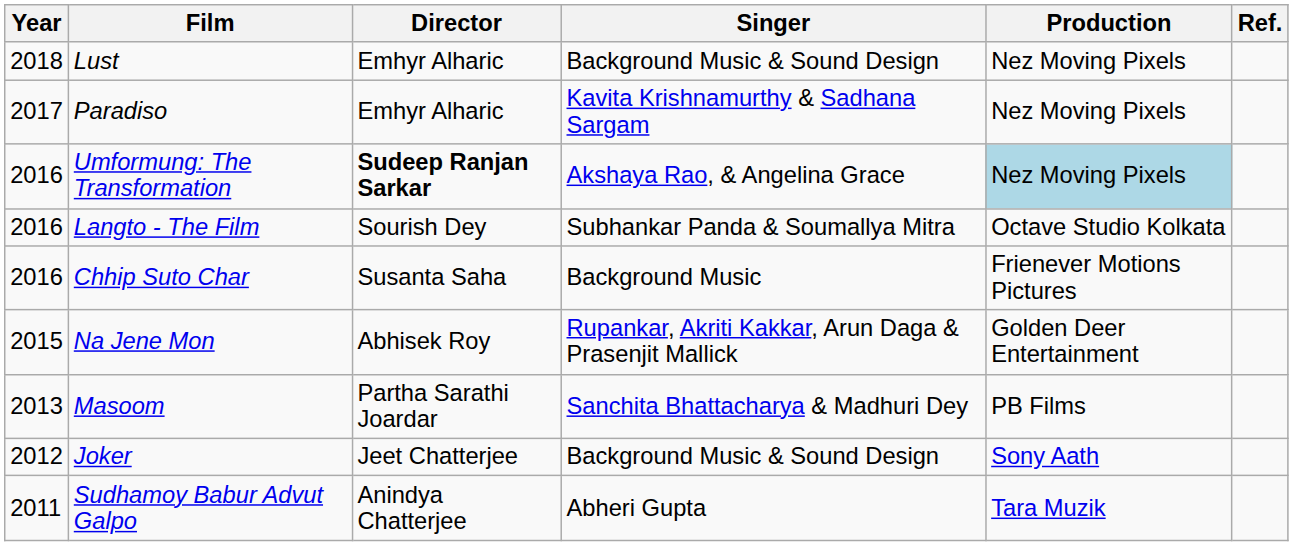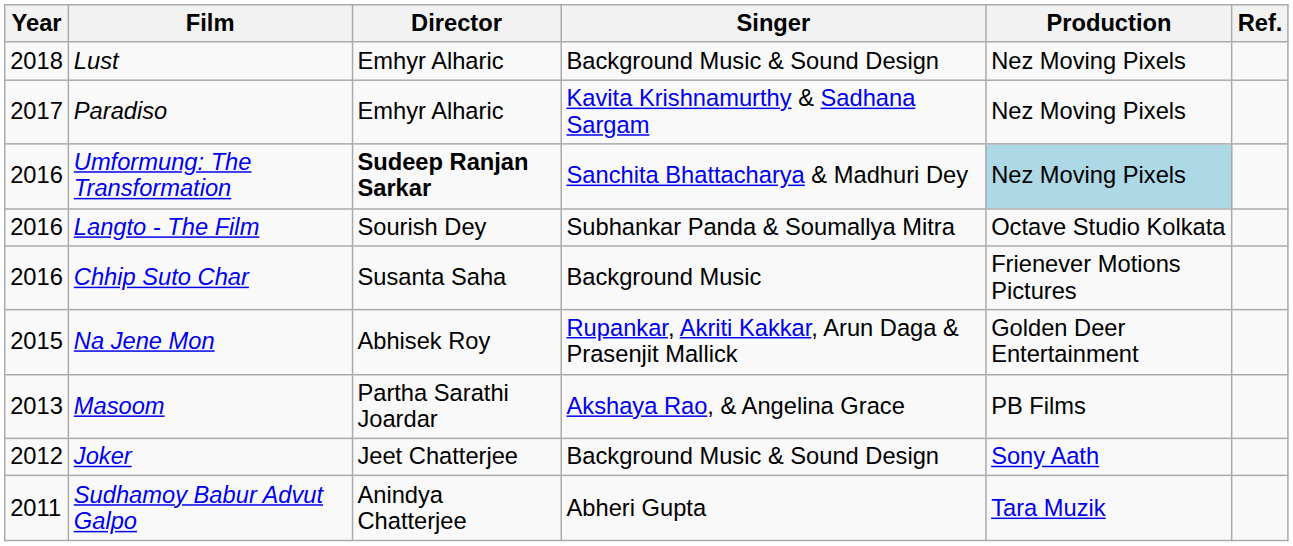(736, 175) Akshaya Rao, & Angelina Grace -> (767, 175) Sanchita Bhattacharya & Madhuri Dey
(767, 406) Sanchita Bhattacharya & Madhuri Dey -> (736, 406) Akshaya Rao, & Angelina Grace
